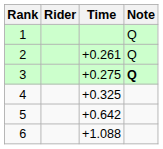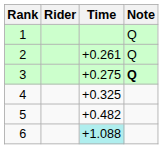(102, 114) +0.642 -> (102, 114) +0.482
(102, 134) no background -> (102, 134) paleturquoise background
